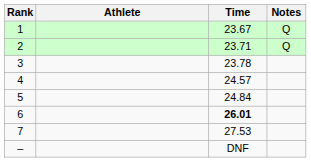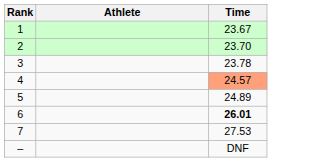- column: (286, 13)
(238, 47) 23.71 -> (238, 47) 23.70
(238, 81) no background -> (238, 81) lightsalmon background
(238, 98) 24.84 -> (238, 98) 24.89
